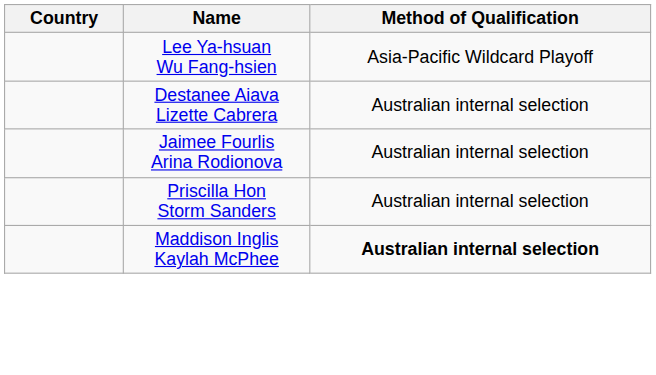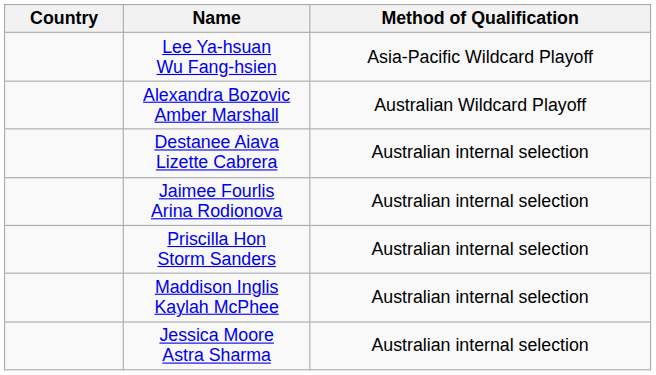+ row: (217, 104)
(480, 249) bold -> (480, 297) normal
+ row: (217, 345)
